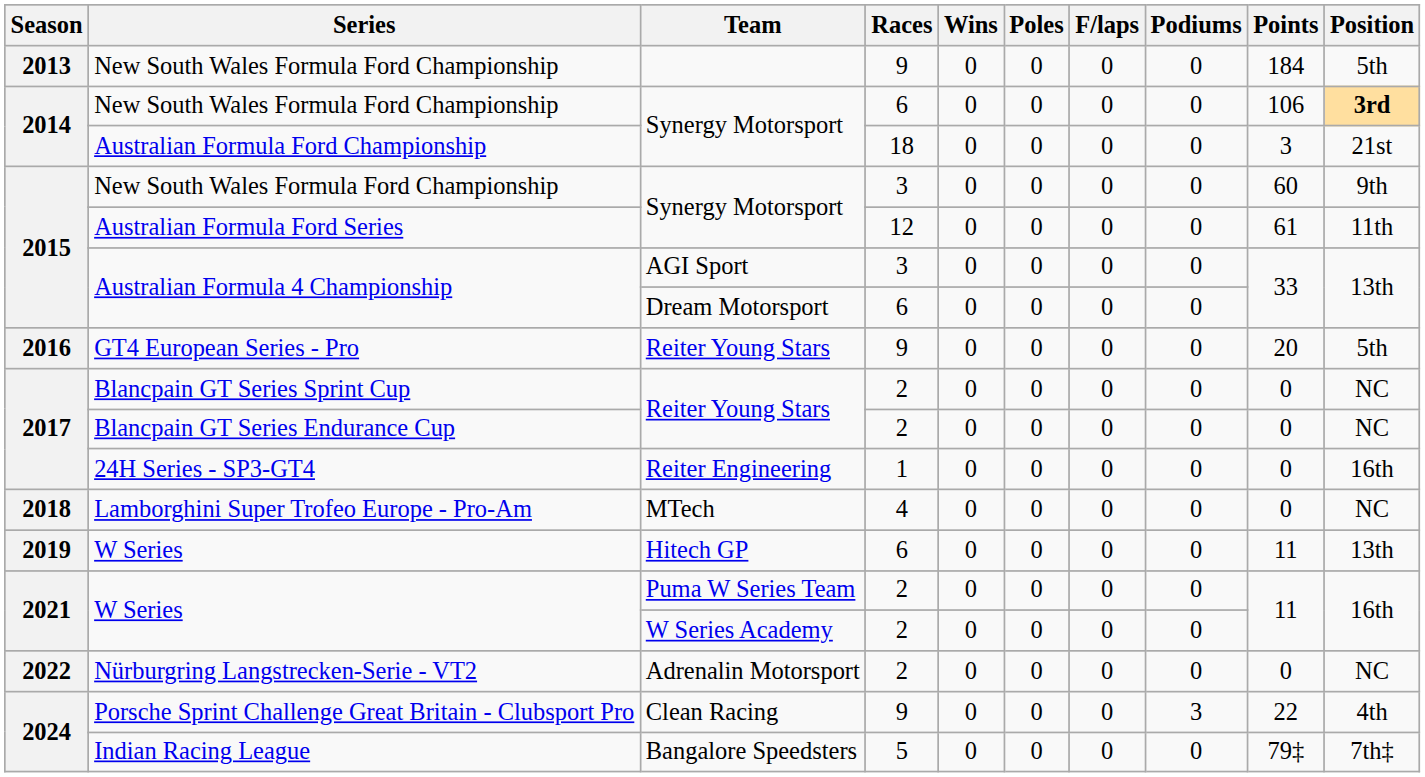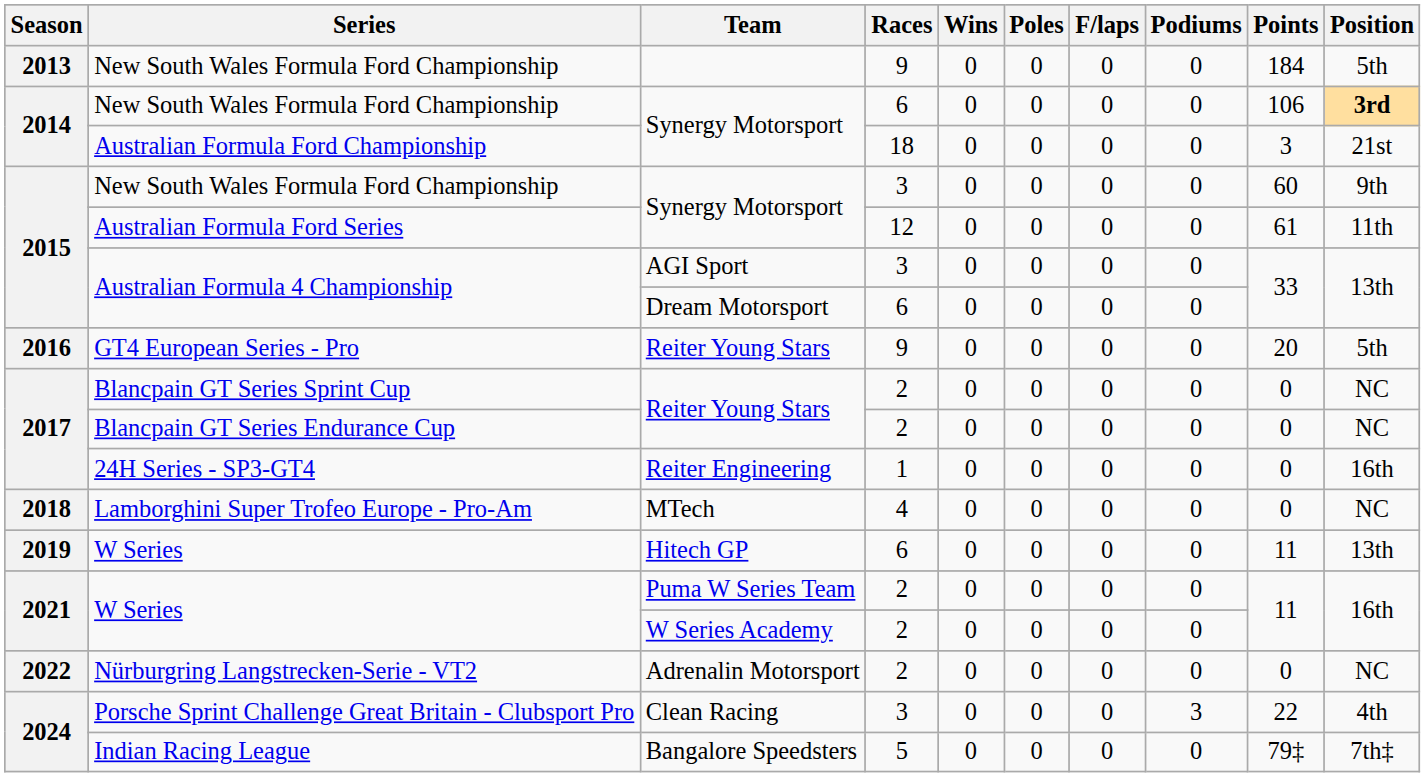(902, 711) 9 -> (902, 711) 3
